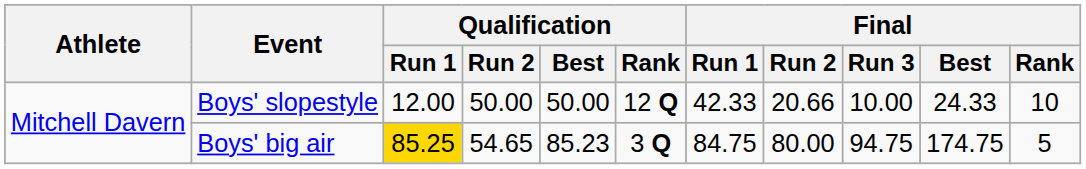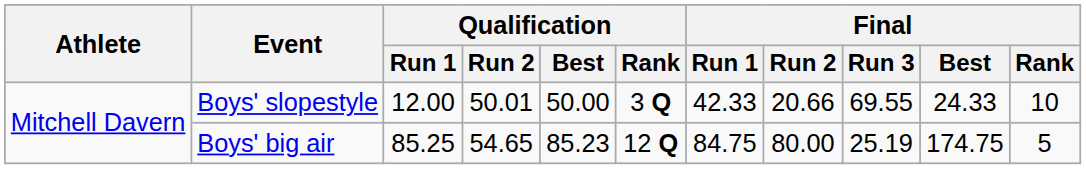(501, 103) 50.00 -> (501, 103) 50.01
(651, 103) 12 Q -> (651, 103) 3 Q
(881, 103) 10.00 -> (881, 103) 69.55
(423, 143) gold background -> (423, 143) no background
(651, 143) 3 Q -> (651, 143) 12 Q
(881, 143) 94.75 -> (881, 143) 25.19
